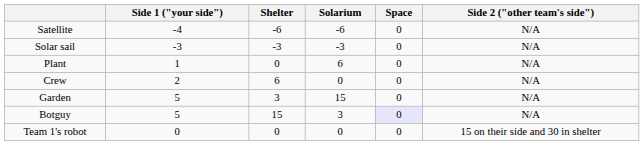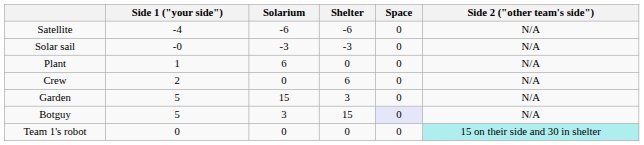columns swapped: (340, 13) <-> (277, 13)
(177, 47) -3 -> (177, 47) -0
(531, 132) no background -> (531, 132) paleturquoise background
